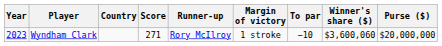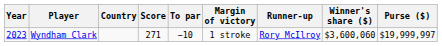columns swapped: (305, 16) <-> (200, 16)
(407, 35) $20,000,000 -> (407, 35) $19,999,997
